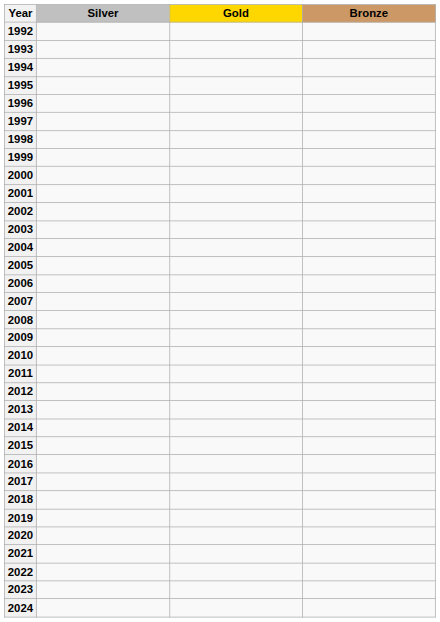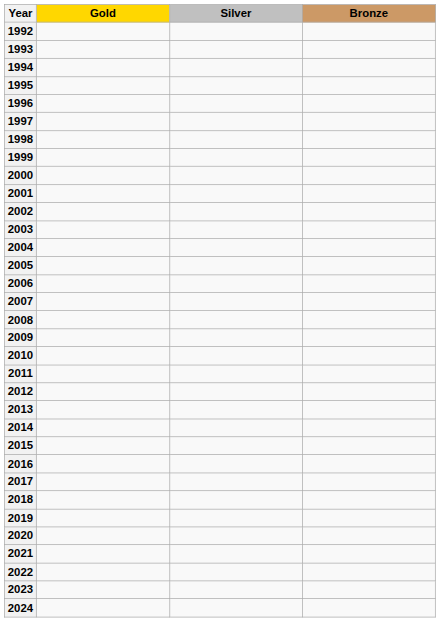columns swapped: (236, 13) <-> (103, 13)
